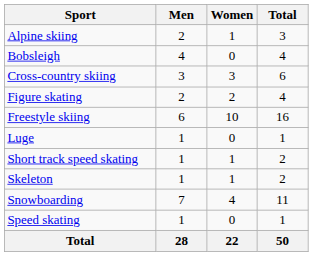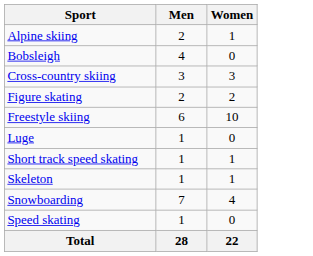- column: (282, 14)
